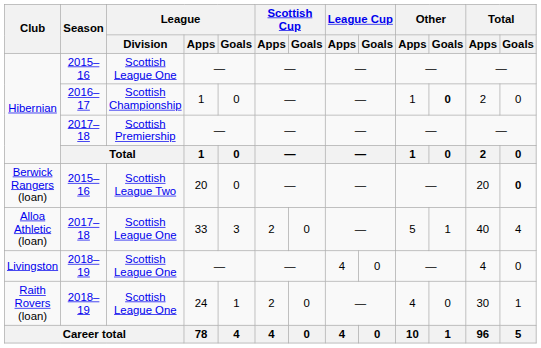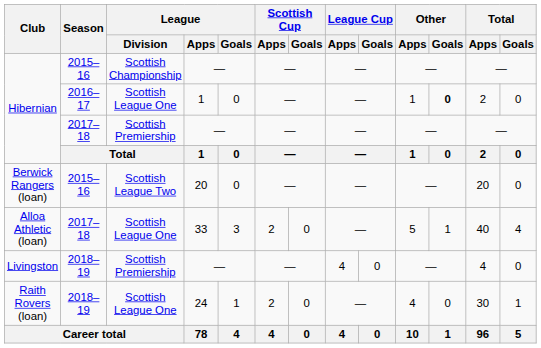(145, 68) Scottish League One -> (145, 68) Scottish Championship
(145, 99) Scottish Championship -> (145, 99) Scottish League One
(518, 185) bold -> (518, 185) normal
(145, 266) Scottish League One -> (145, 266) Scottish Premiership
